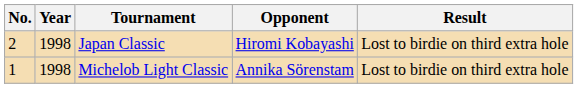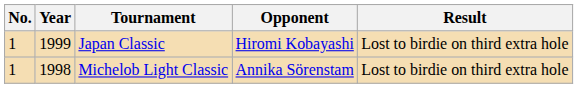(12, 44) 2 -> (12, 44) 1
(55, 44) 1998 -> (55, 44) 1999
